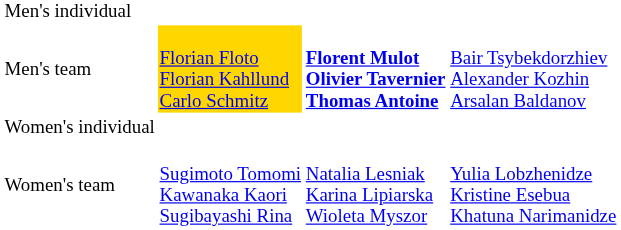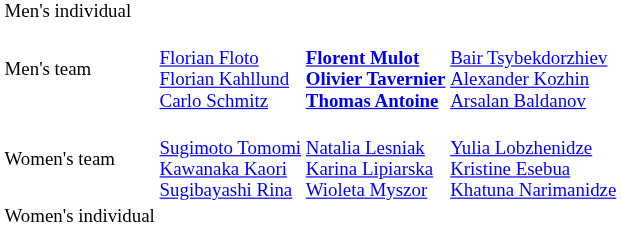(224, 79) gold background -> (224, 79) no background
rows swapped: (80, 126) <-> (60, 184)
